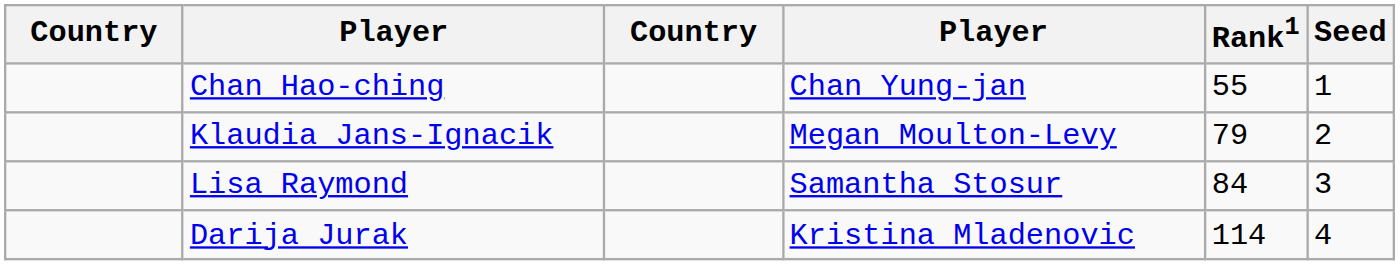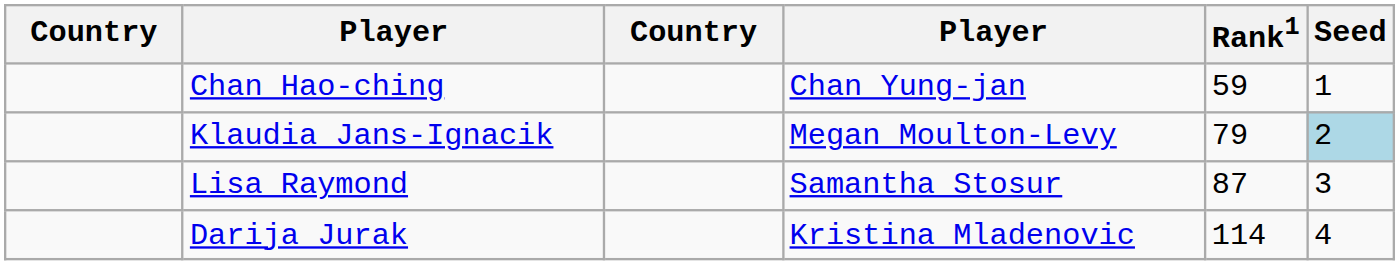(1230, 87) 55 -> (1230, 87) 59
(1323, 136) no background -> (1323, 136) lightblue background
(1230, 186) 84 -> (1230, 186) 87
